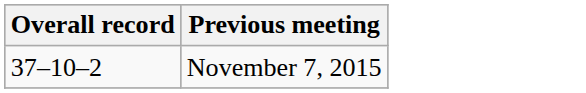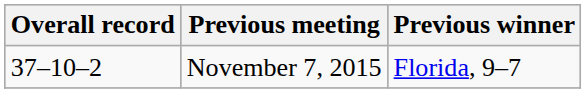+ column: (484, 25)
